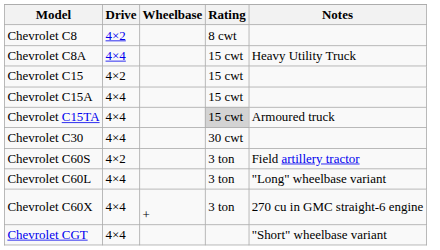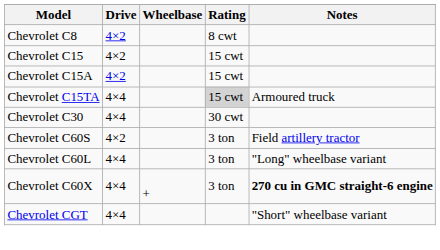- row: (47, 55)
(116, 96) 4×4 -> (116, 76) 4×2
(337, 207) normal -> (342, 186) bold
